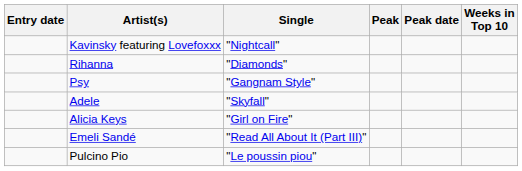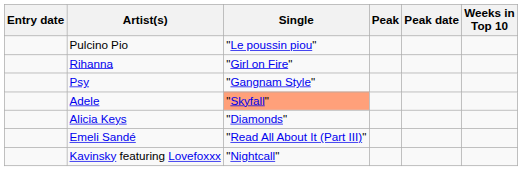rows swapped: (145, 45) <-> (99, 156)
(257, 63) "Diamonds" -> (259, 63) "Girl on Fire"
(248, 100) no background -> (248, 100) lightsalmon background
(259, 119) "Girl on Fire" -> (257, 119) "Diamonds"
